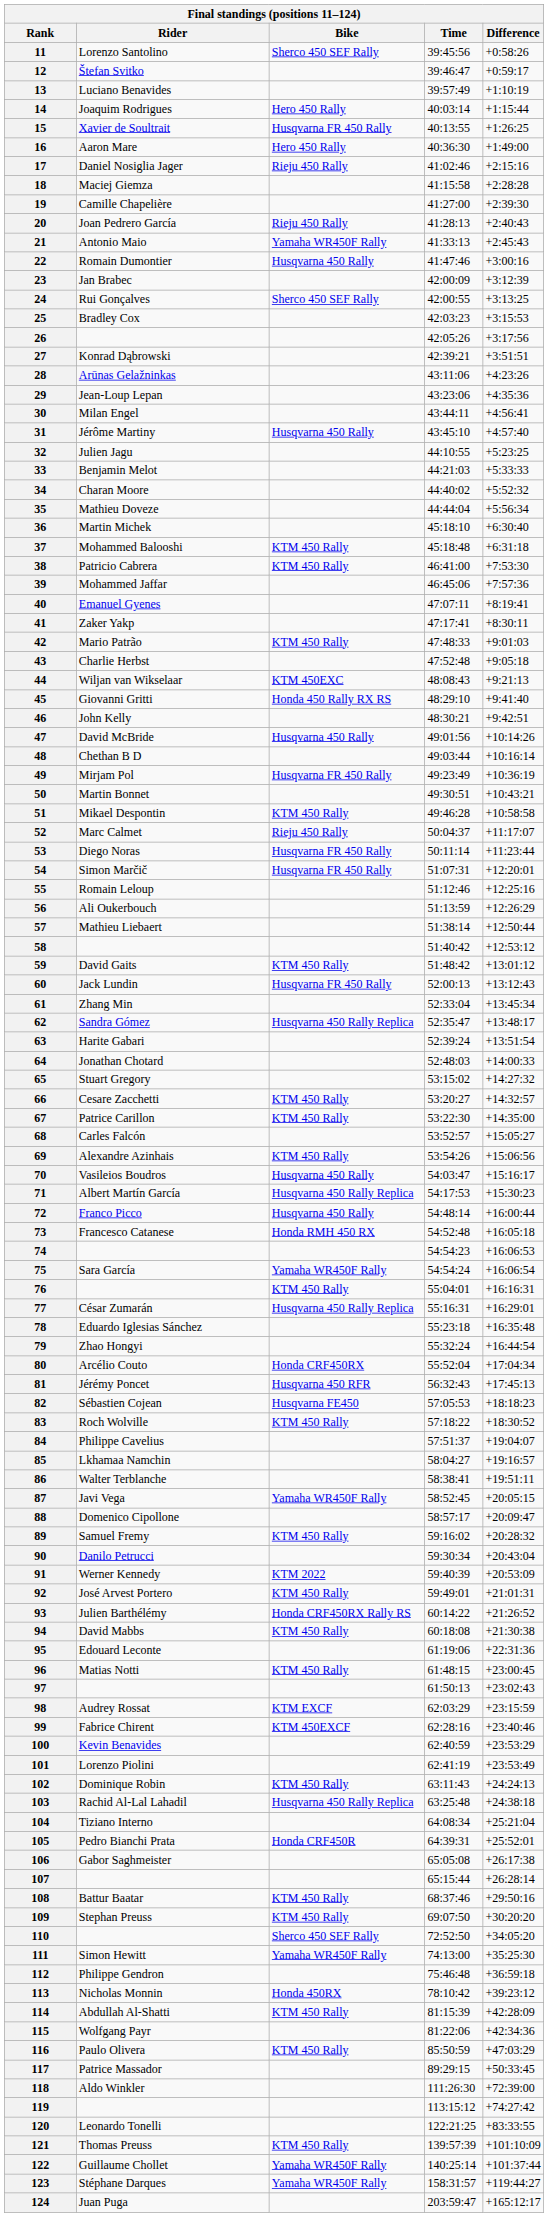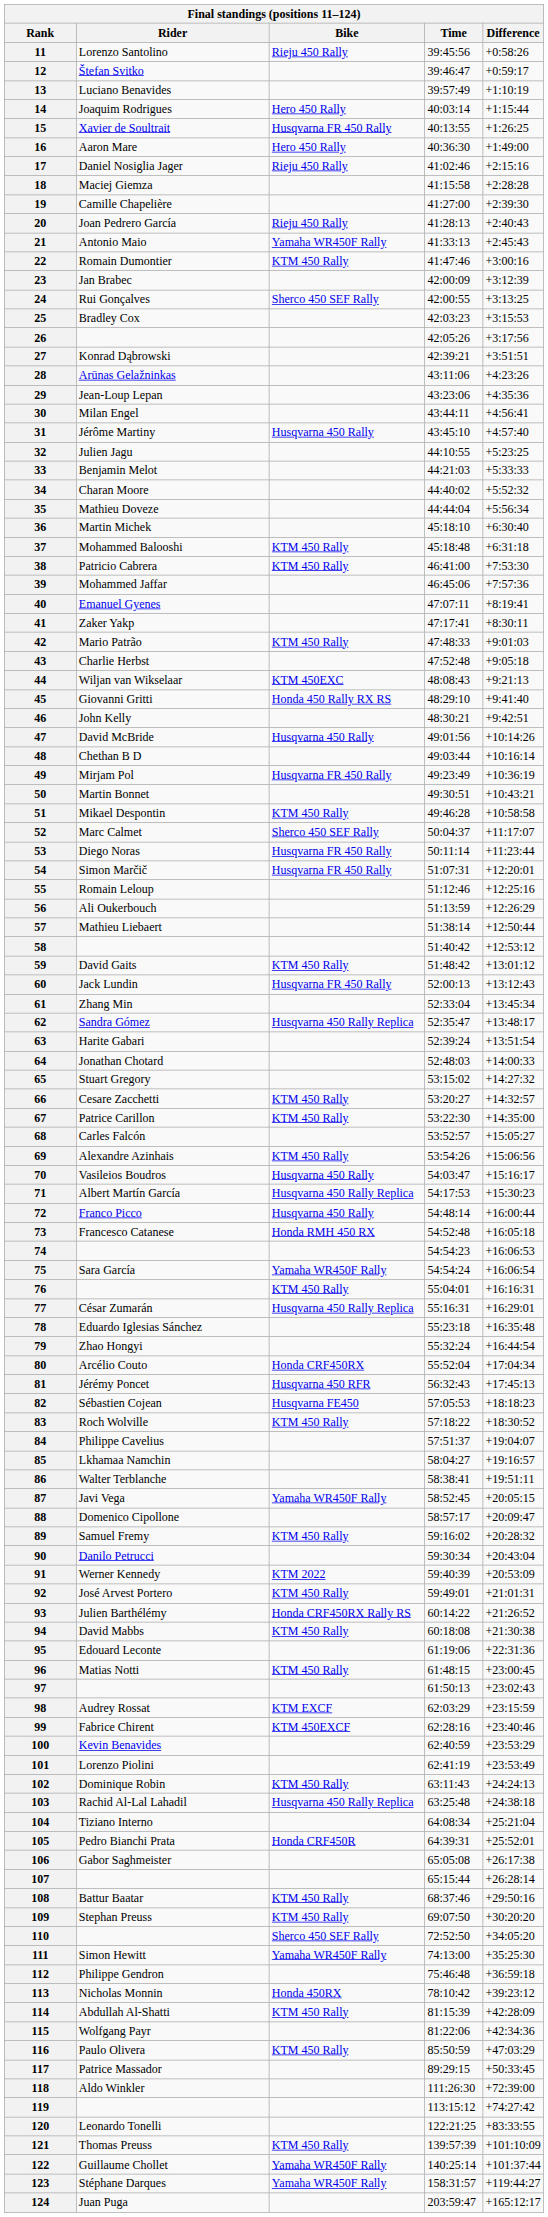(325, 52) Sherco 450 SEF Rally -> (310, 52) Rieju 450 Rally
(323, 261) Husqvarna 450 Rally -> (310, 261) KTM 450 Rally
(310, 832) Rieju 450 Rally -> (325, 832) Sherco 450 SEF Rally
